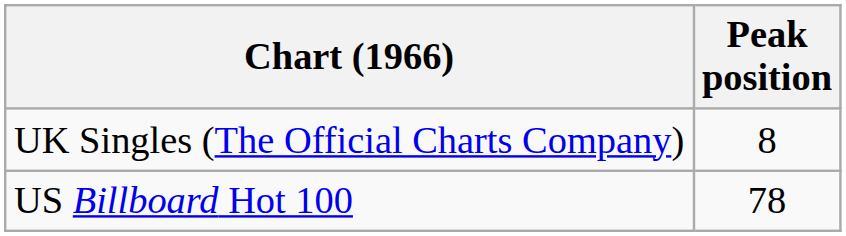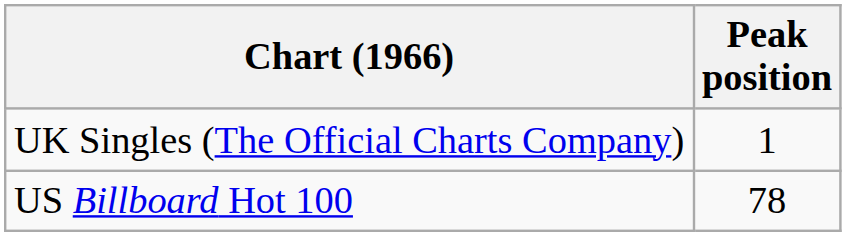(767, 139) 8 -> (767, 139) 1
